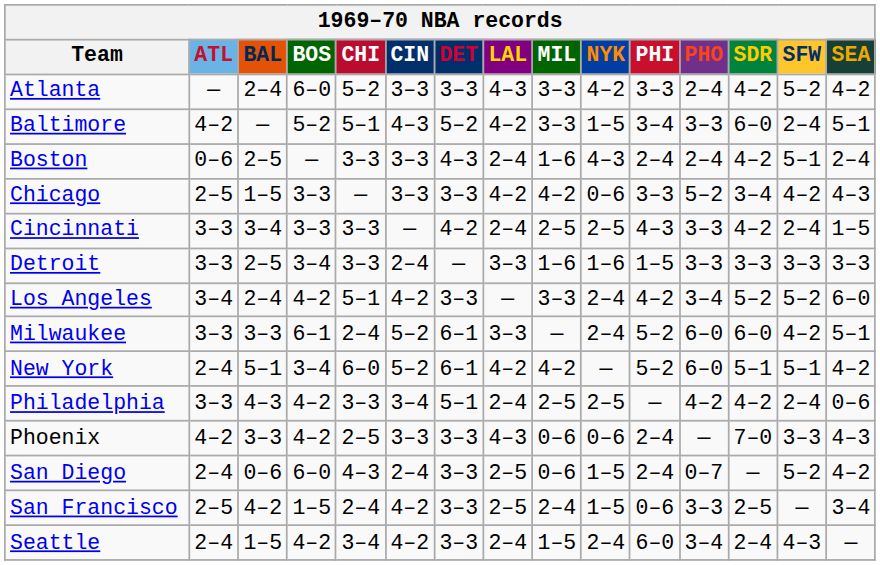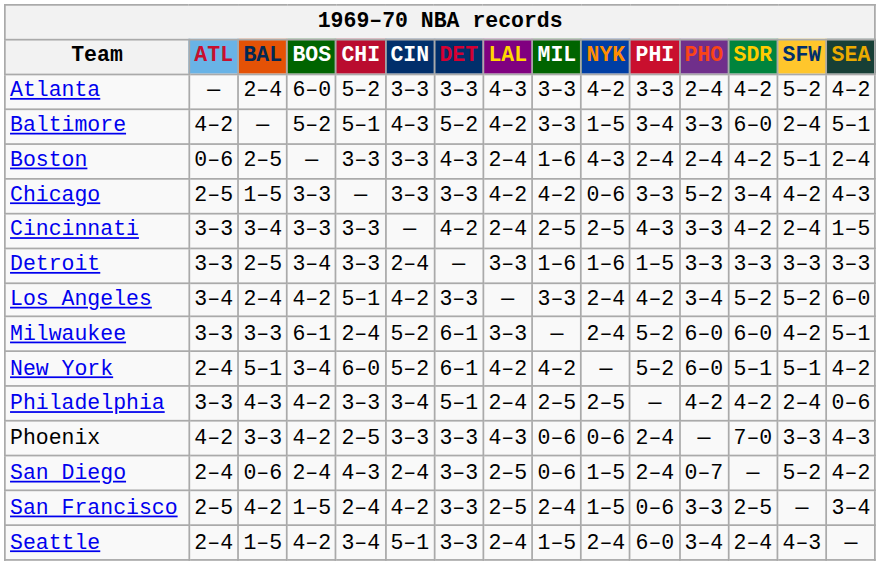(312, 474) 6–0 -> (312, 474) 2–4
(410, 543) 4–2 -> (410, 543) 5–1
